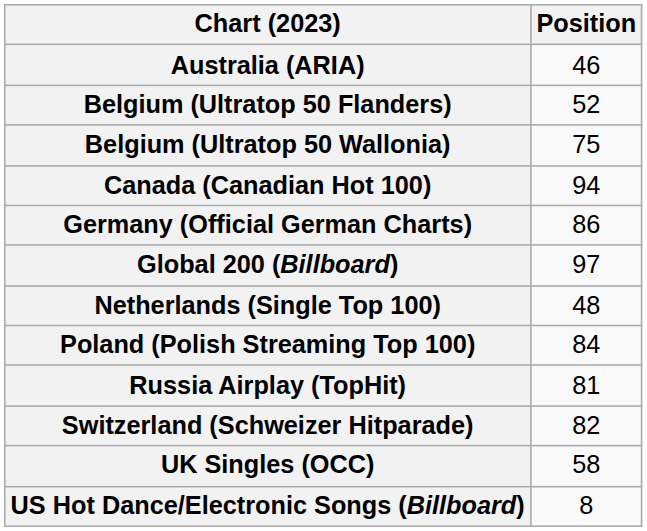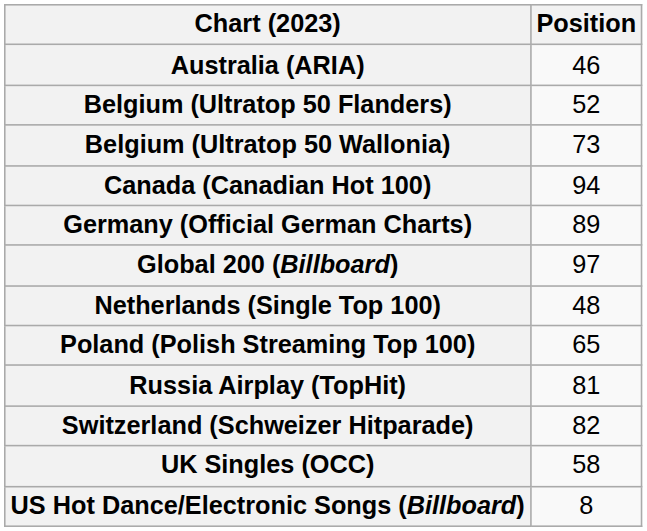(586, 144) 75 -> (586, 144) 73
(586, 225) 86 -> (586, 225) 89
(586, 345) 84 -> (586, 345) 65
